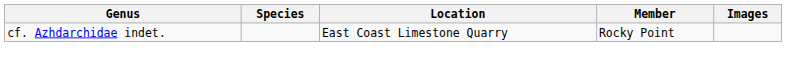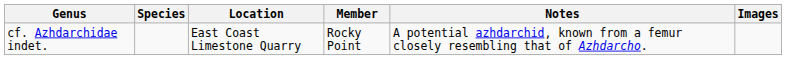+ column: (562, 14)
